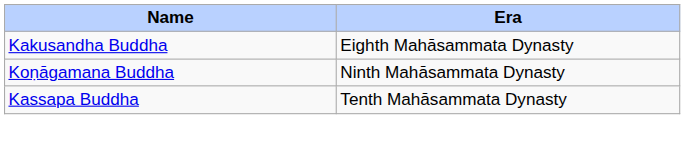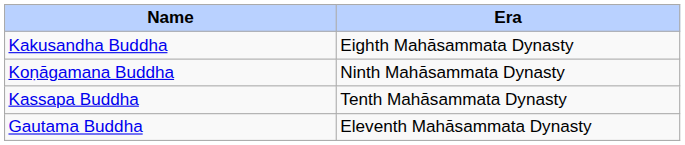+ row: (76, 126)
